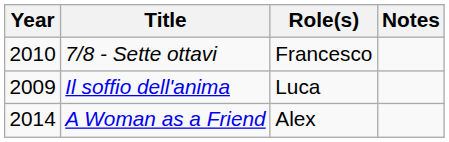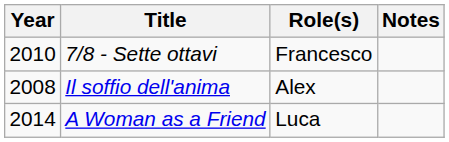(33, 86) 2009 -> (33, 86) 2008
(298, 86) Luca -> (296, 86) Alex
(296, 119) Alex -> (298, 119) Luca
